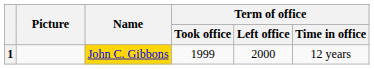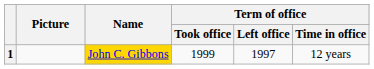(263, 54) 2000 -> (263, 54) 1997
